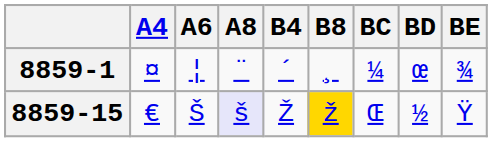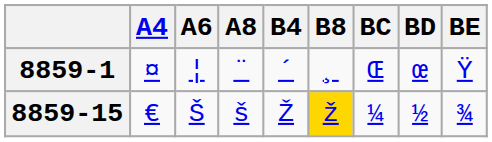(375, 70) ¼ -> (375, 70) Œ
(465, 70) ¾ -> (465, 70) Ÿ
(241, 114) lavender background -> (241, 114) no background
(375, 114) Œ -> (375, 114) ¼
(465, 114) Ÿ -> (465, 114) ¾
